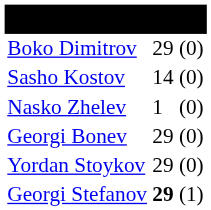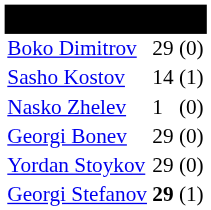(191, 77) (0) -> (191, 77) (1)
